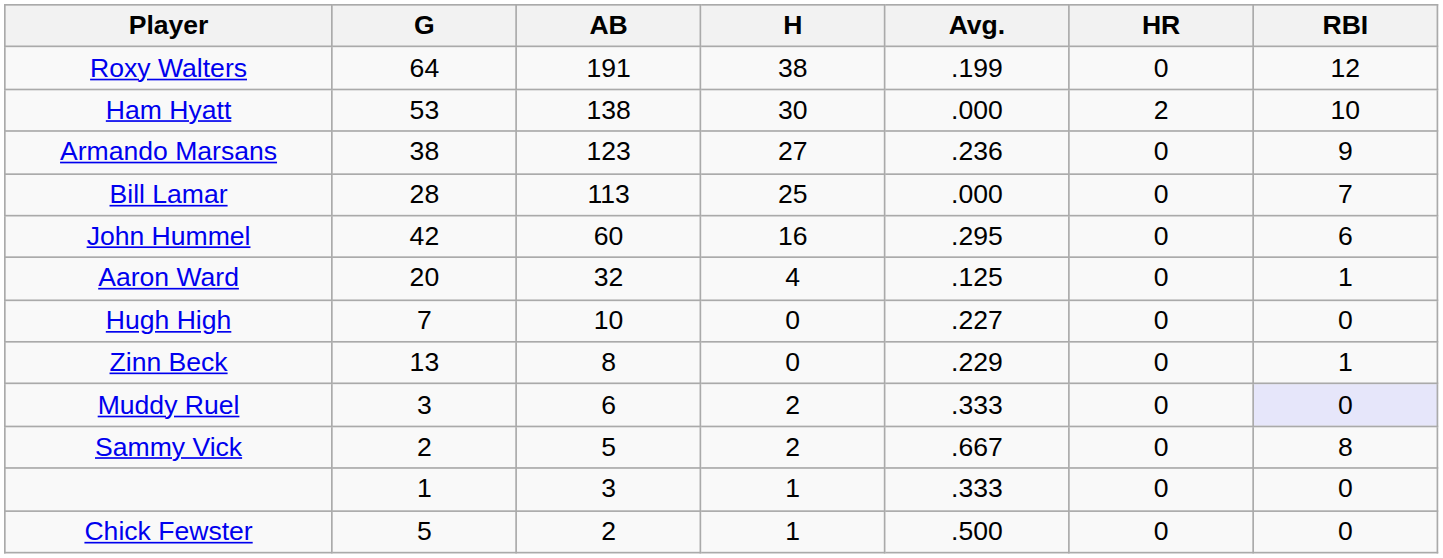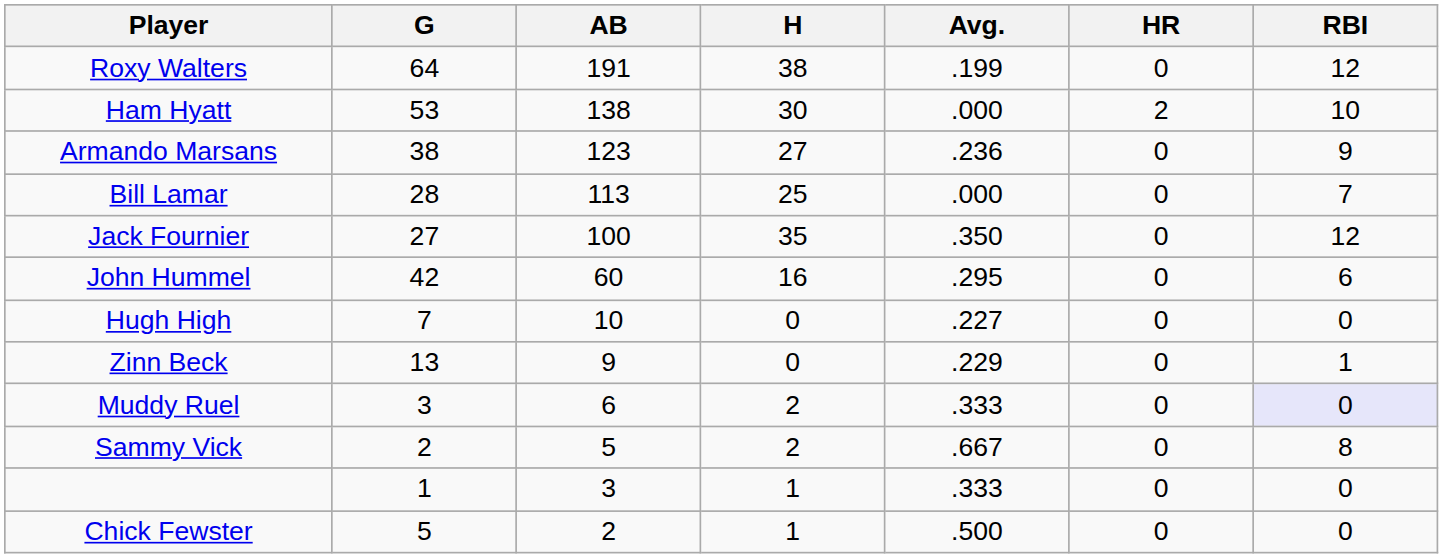+ row: (169, 236)
- row: (169, 278)
(609, 362) 8 -> (609, 362) 9
